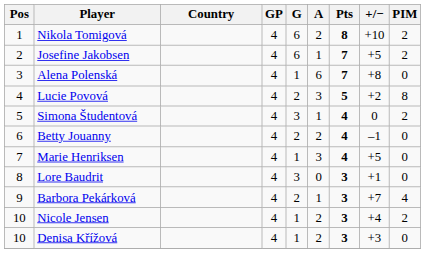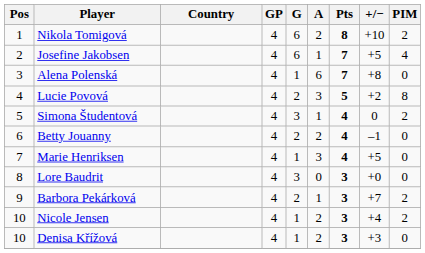(405, 55) 2 -> (405, 55) 4
(374, 177) +1 -> (374, 177) +0
(405, 197) 4 -> (405, 197) 2
